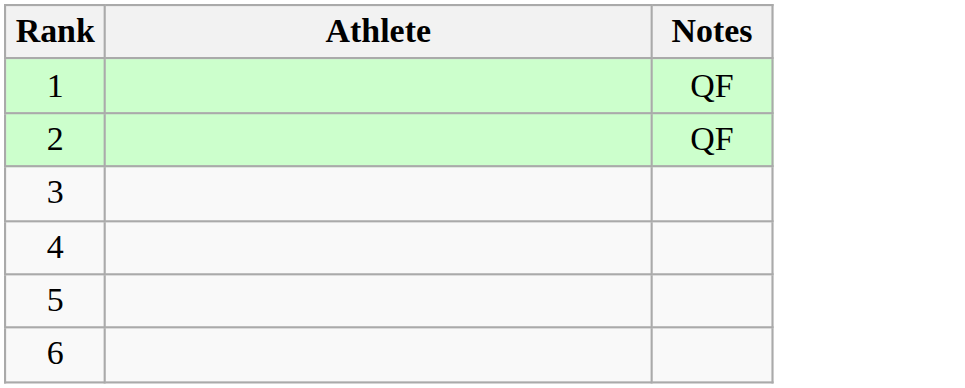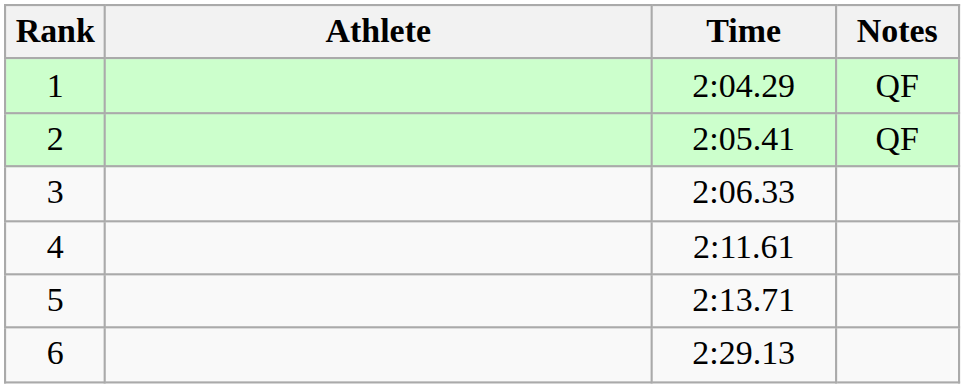+ column: (744, 31)
